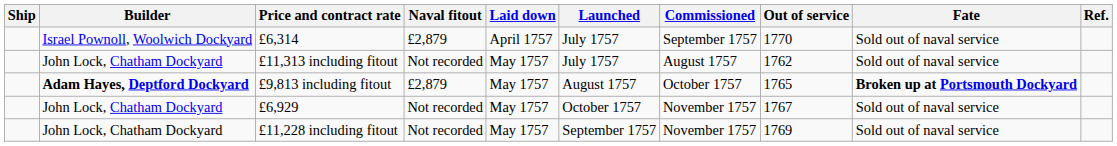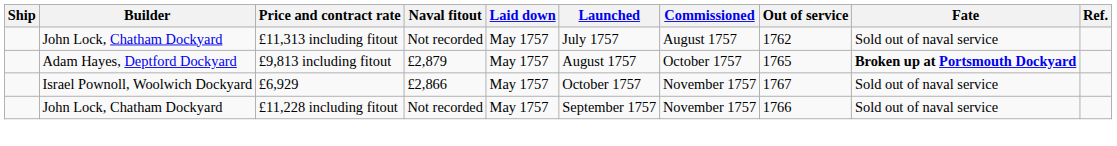- row: (279, 38)
(146, 84) bold -> (140, 61) normal
(132, 107) John Lock, Chatham Dockyard -> (147, 84) Israel Pownoll, Woolwich Dockyard
(445, 107) Not recorded -> (427, 84) £2,866
(778, 130) 1769 -> (777, 107) 1766
